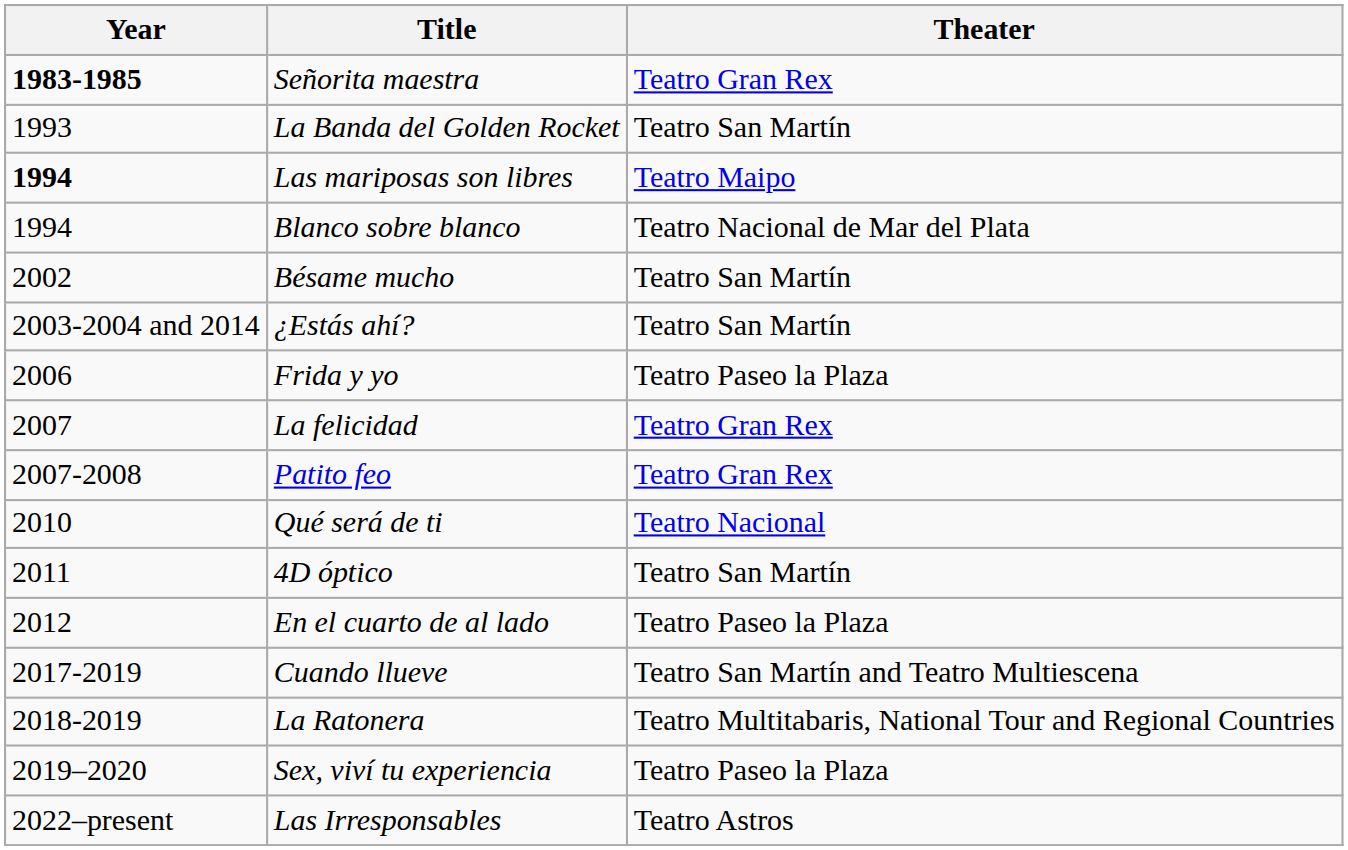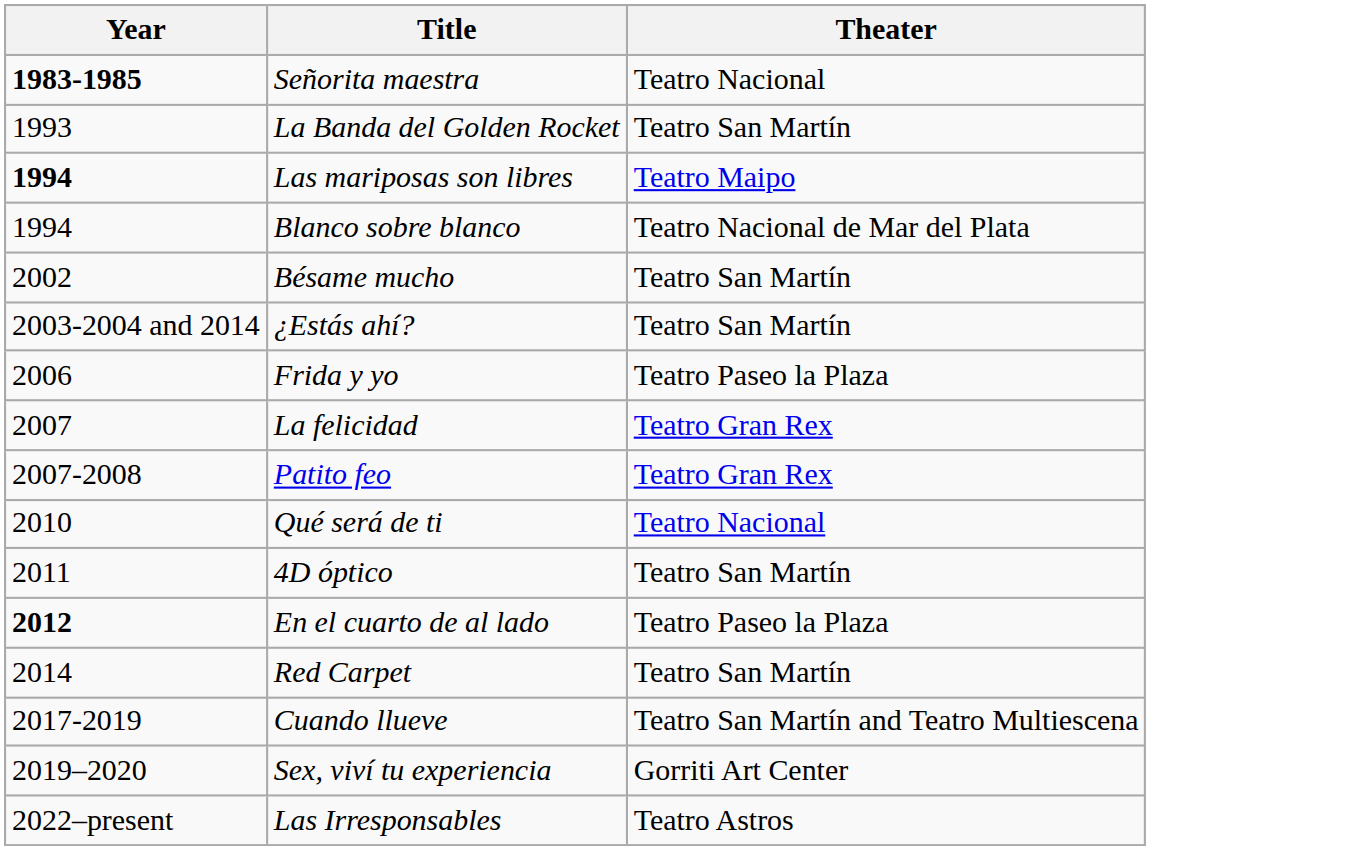(733, 78) Teatro Gran Rex -> (729, 78) Teatro Nacional
(42, 622) normal -> (42, 622) bold
+ row: (342, 671)
- row: (349, 721)
(761, 770) Teatro Paseo la Plaza -> (741, 770) Gorriti Art Center
